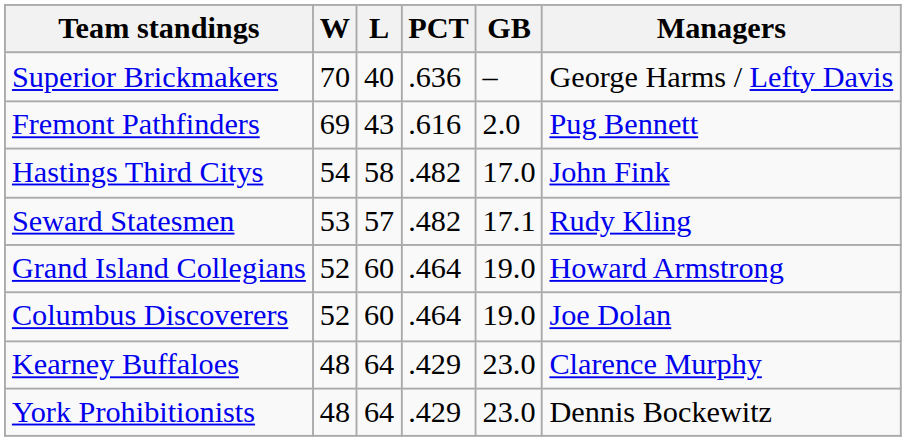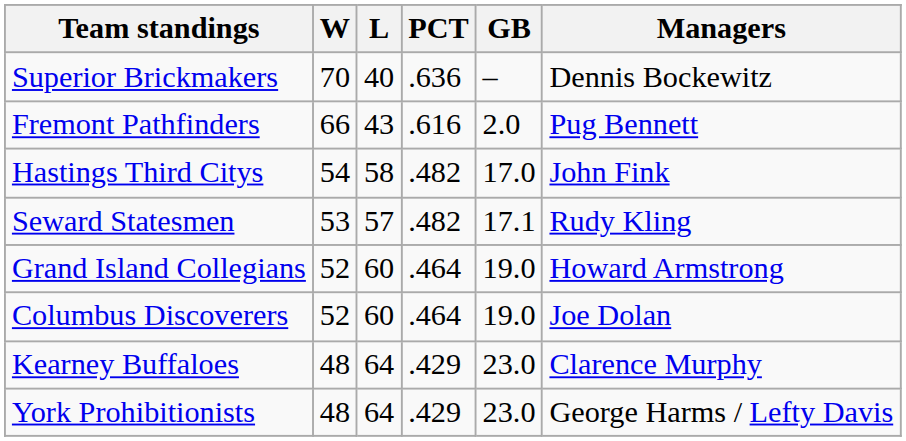(721, 76) George Harms / Lefty Davis -> (661, 76) Dennis Bockewitz
(335, 124) 69 -> (335, 124) 66
(661, 412) Dennis Bockewitz -> (721, 412) George Harms / Lefty Davis
